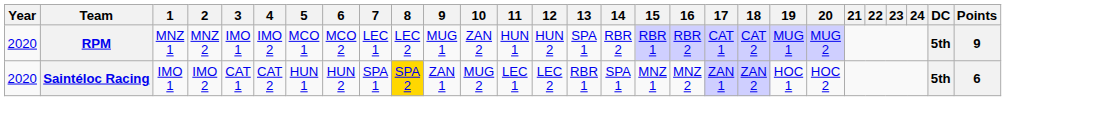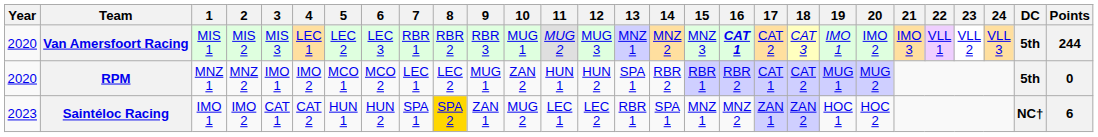+ row: (116, 43)
(977, 43) 9 -> (1070, 78) 0
(22, 78) 2020 -> (22, 113) 2023
(941, 78) 5th -> (1030, 113) NC†
